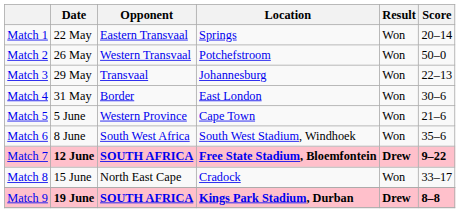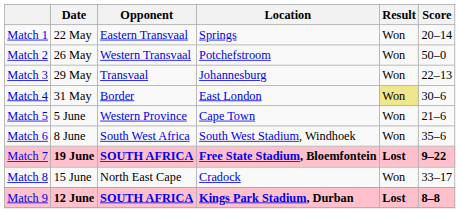(394, 96) no background -> (394, 96) khaki background
(74, 156) 12 June -> (74, 156) 19 June
(396, 156) Drew -> (394, 156) Lost
(74, 197) 19 June -> (74, 197) 12 June
(396, 197) Drew -> (394, 197) Lost
